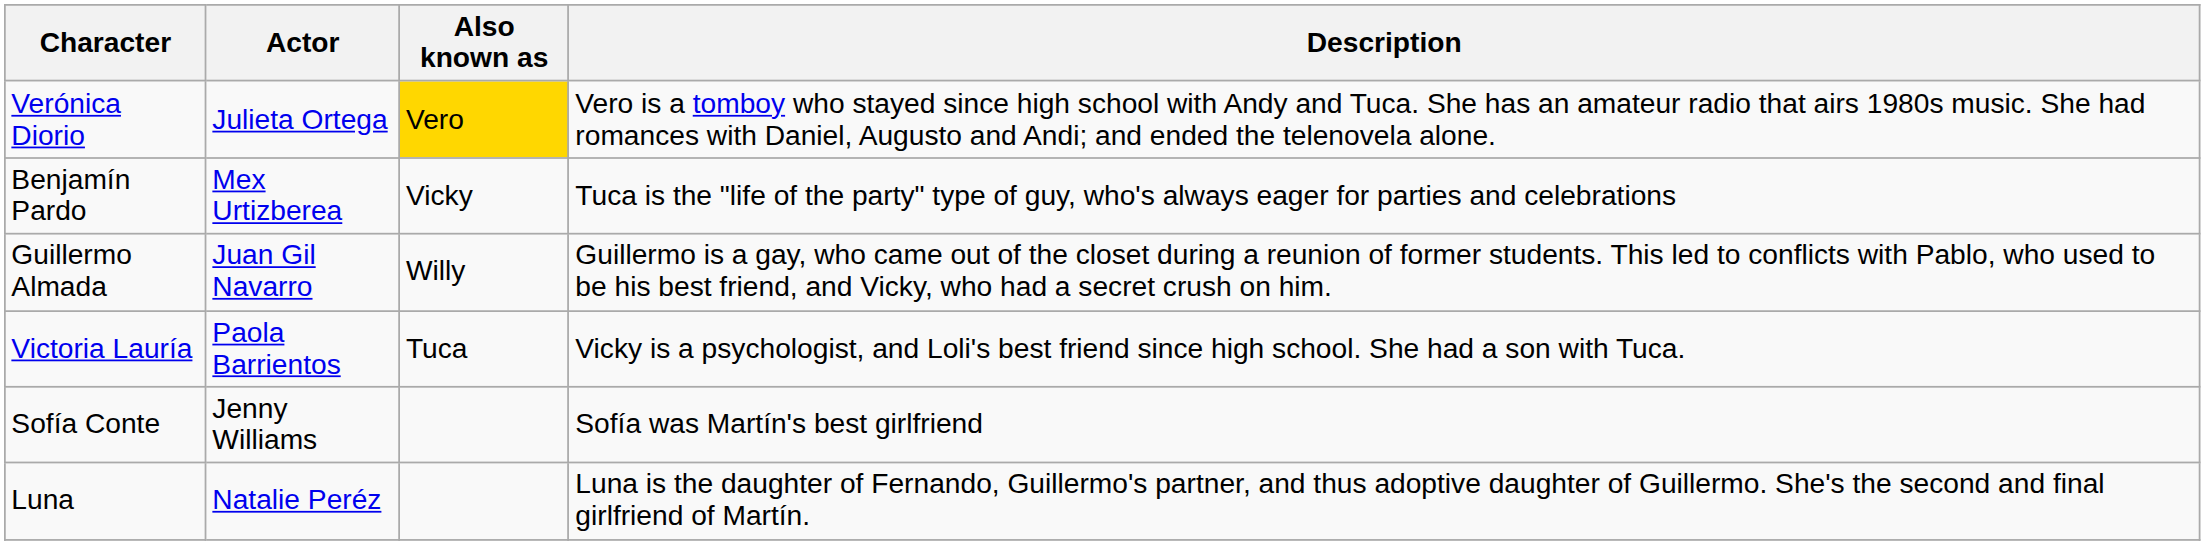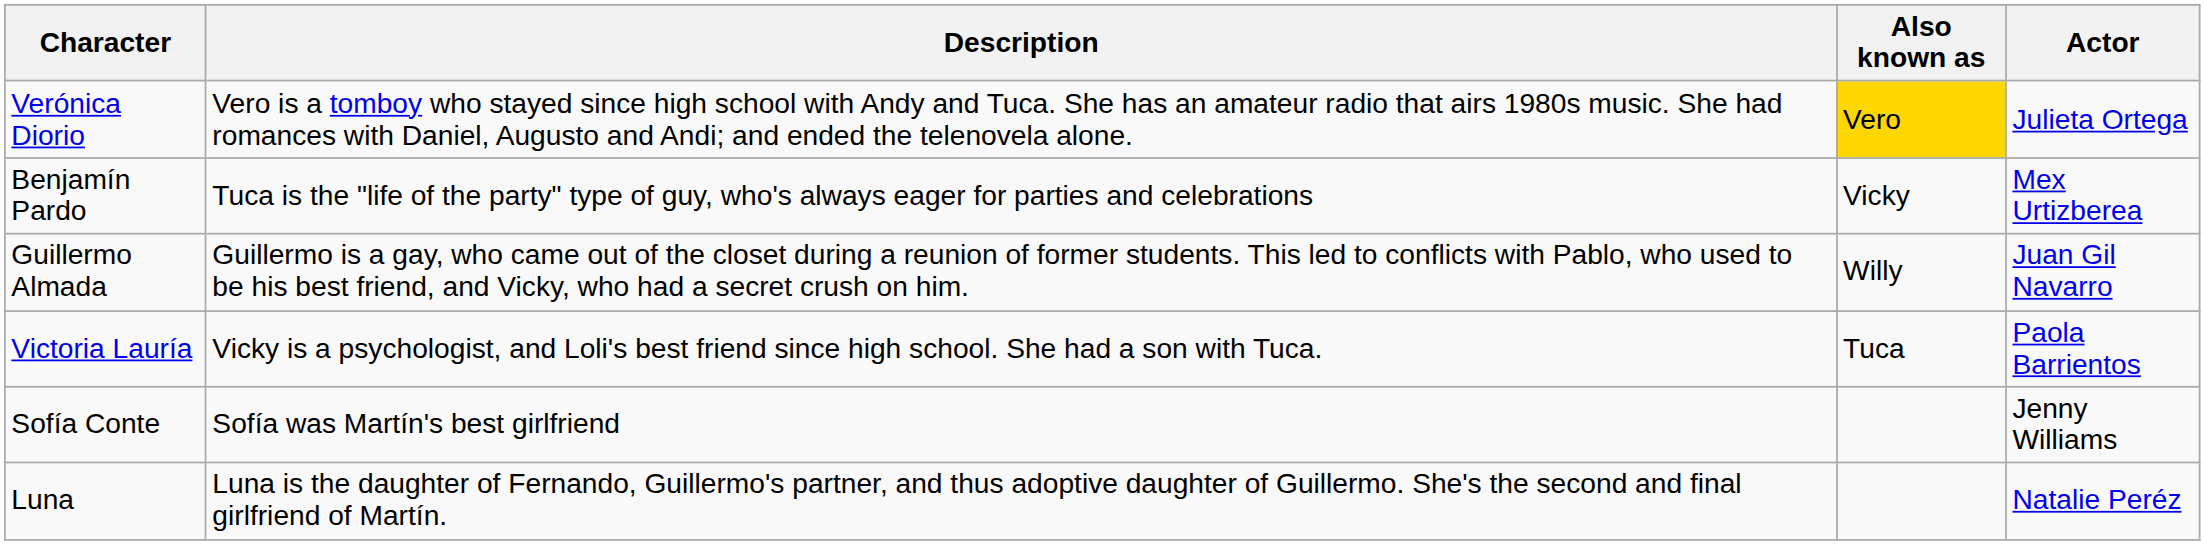columns swapped: (303, 42) <-> (1384, 42)
